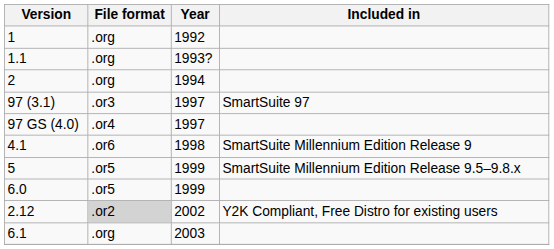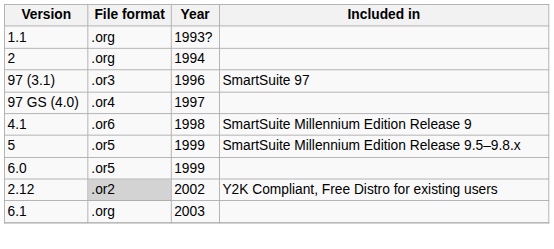- row: (11, 37)
(189, 102) 1997 -> (189, 80) 1996
